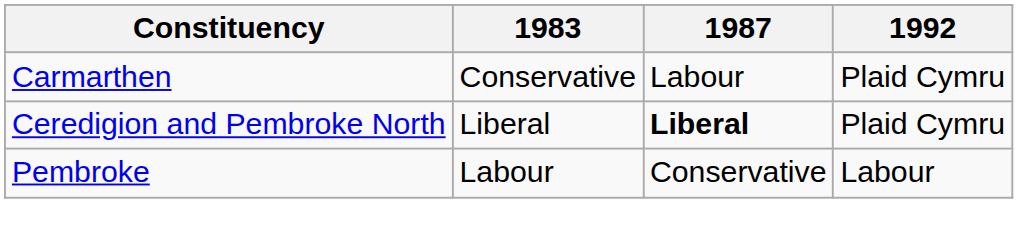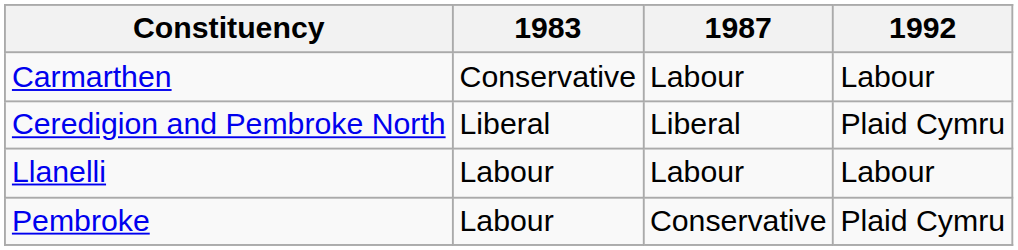(923, 76) Plaid Cymru -> (887, 76) Labour
(700, 124) bold -> (695, 124) normal
+ row: (59, 172)
(887, 172) Labour -> (923, 220) Plaid Cymru
